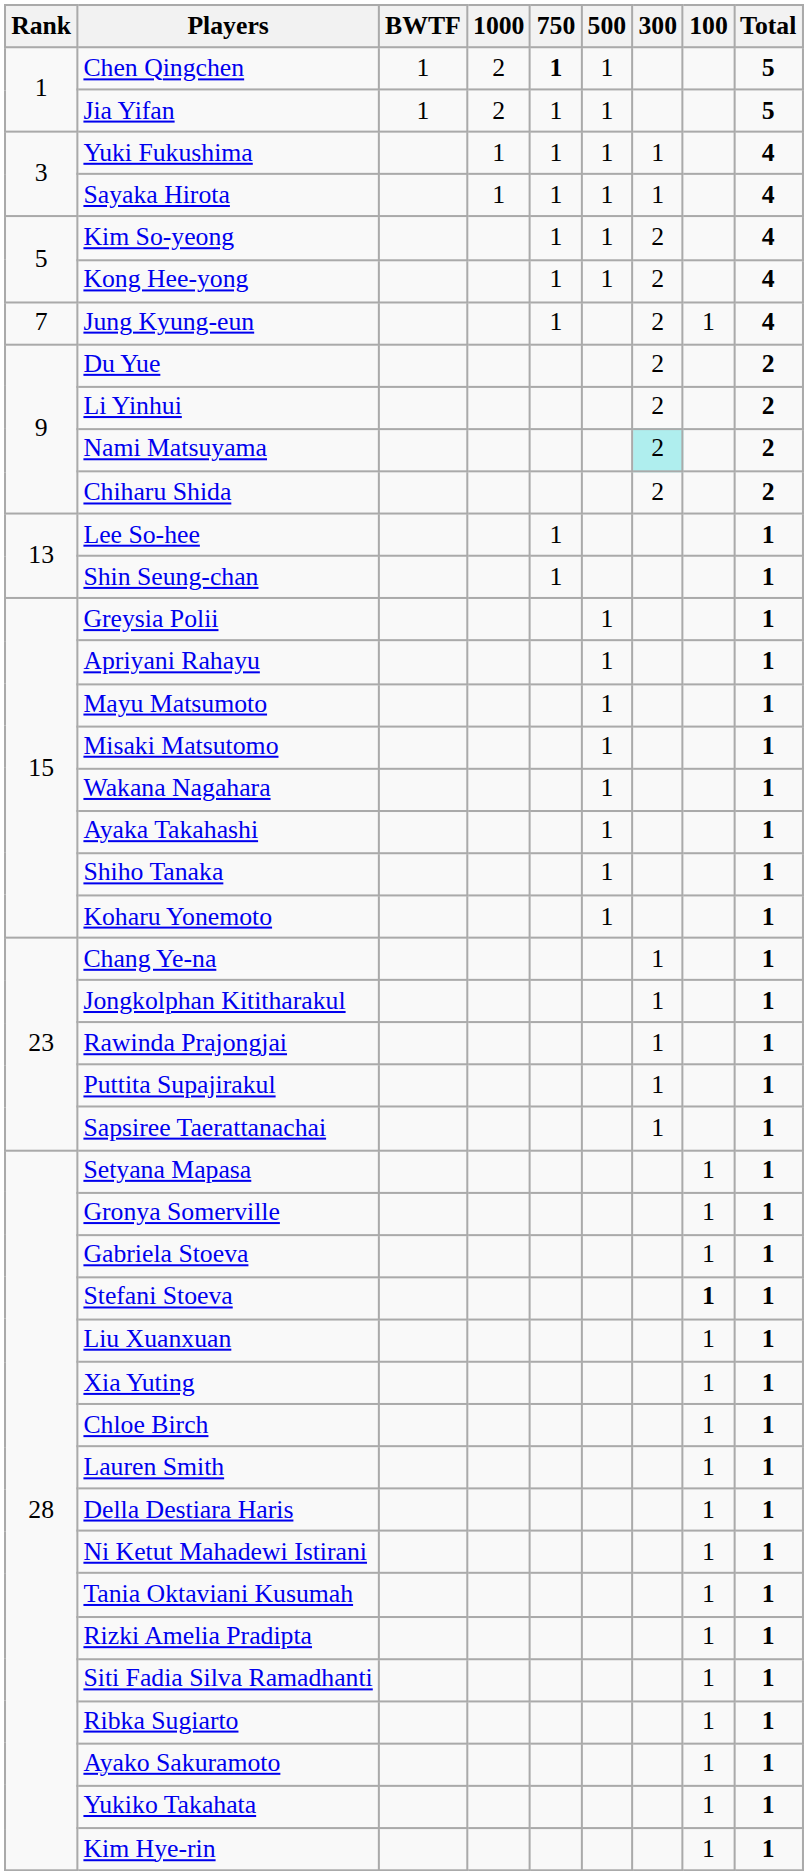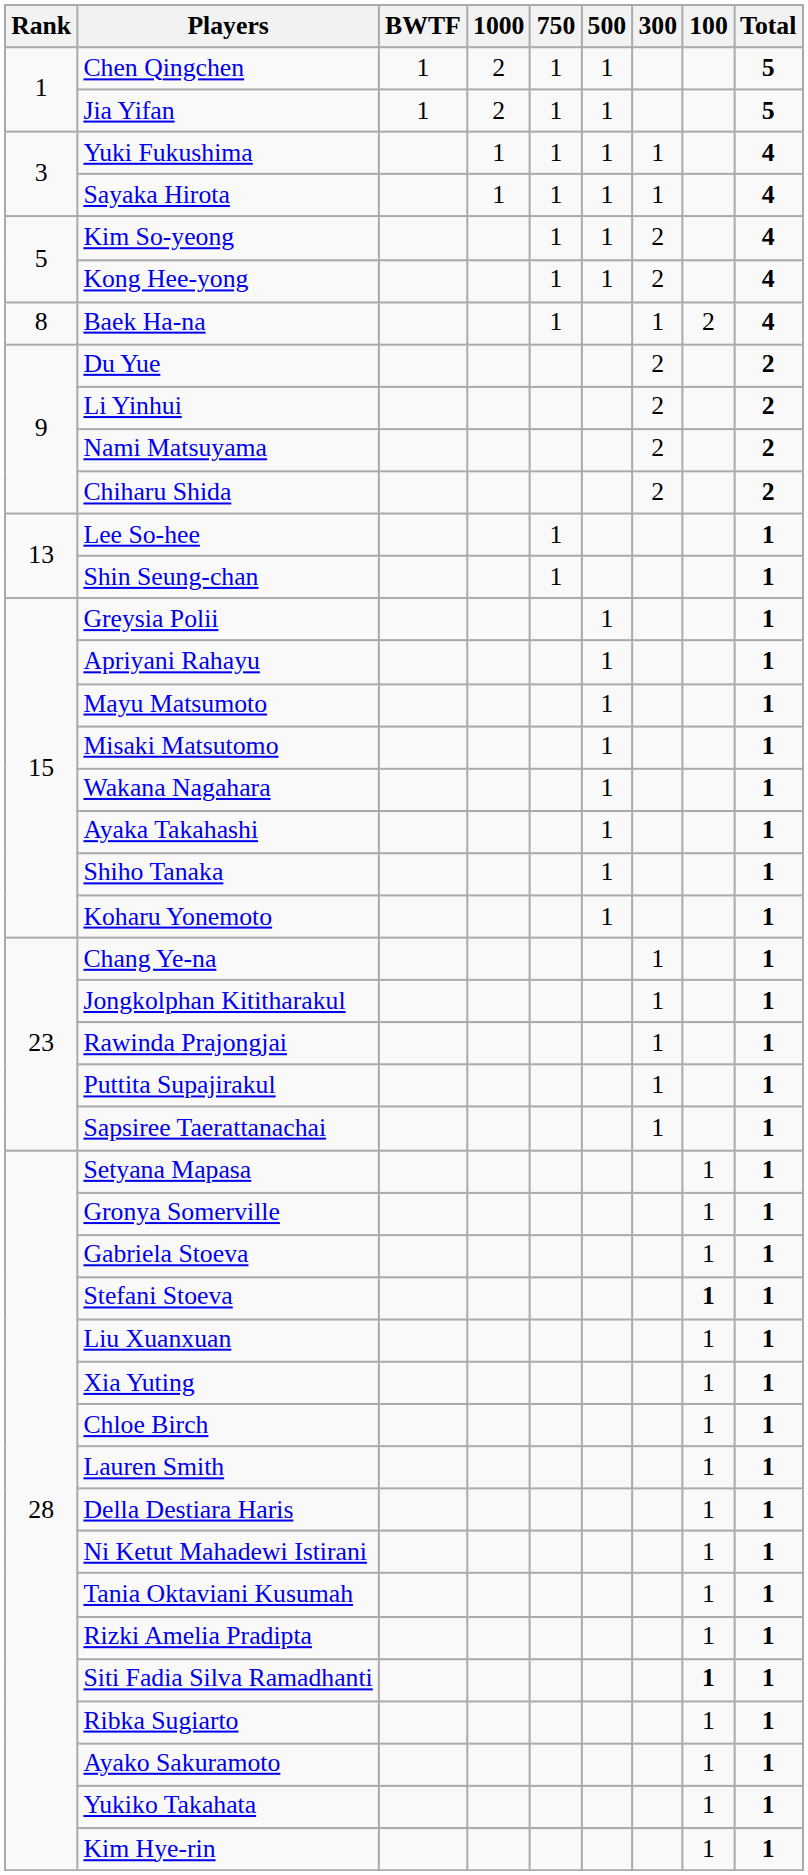(556, 67) bold -> (556, 67) normal
- row: (169, 322)
+ row: (144, 322)
(658, 449) paleturquoise background -> (658, 449) no background
(709, 1679) normal -> (709, 1679) bold
